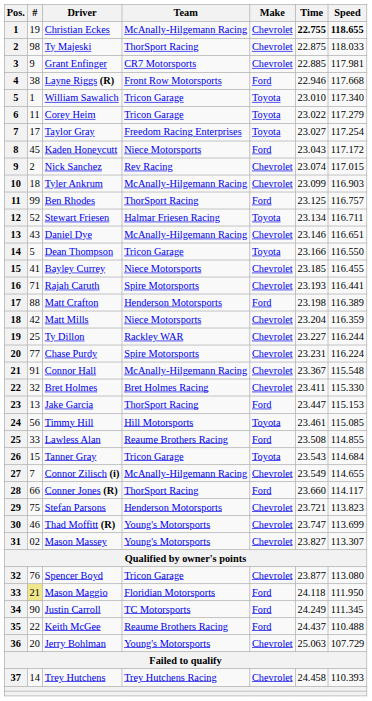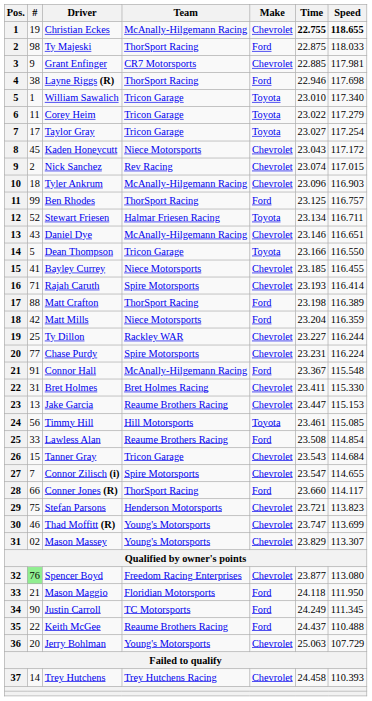(272, 47) Chevrolet -> (262, 47) Ford
(173, 81) Front Row Motorsports -> (161, 81) ThorSport Racing
(347, 81) 117.668 -> (347, 81) 117.698
(183, 132) Freedom Racing Enterprises -> (154, 132) Tricon Garage
(262, 149) Ford -> (272, 149) Chevrolet
(312, 183) 23.099 -> (312, 183) 23.096
(347, 285) 116.441 -> (347, 285) 116.414
(173, 302) Henderson Motorsports -> (161, 302) ThorSport Racing
(272, 319) Chevrolet -> (262, 319) Ford
(272, 371) Chevrolet -> (262, 371) Ford
(35, 388) 32 -> (35, 388) 31
(161, 405) ThorSport Racing -> (176, 405) Reaume Brothers Racing
(262, 405) Ford -> (272, 405) Chevrolet
(347, 439) 114.855 -> (347, 439) 114.854
(266, 456) Toyota -> (272, 456) Chevrolet
(186, 473) McAnally-Hilgemann Racing -> (162, 473) Spire Motorsports
(312, 473) 23.549 -> (312, 473) 23.547
(312, 541) 23.827 -> (312, 541) 23.829
(35, 575) no background -> (35, 575) lightgreen background
(154, 575) Tricon Garage -> (183, 575) Freedom Racing Enterprises
(35, 592) khaki background -> (35, 592) no background
